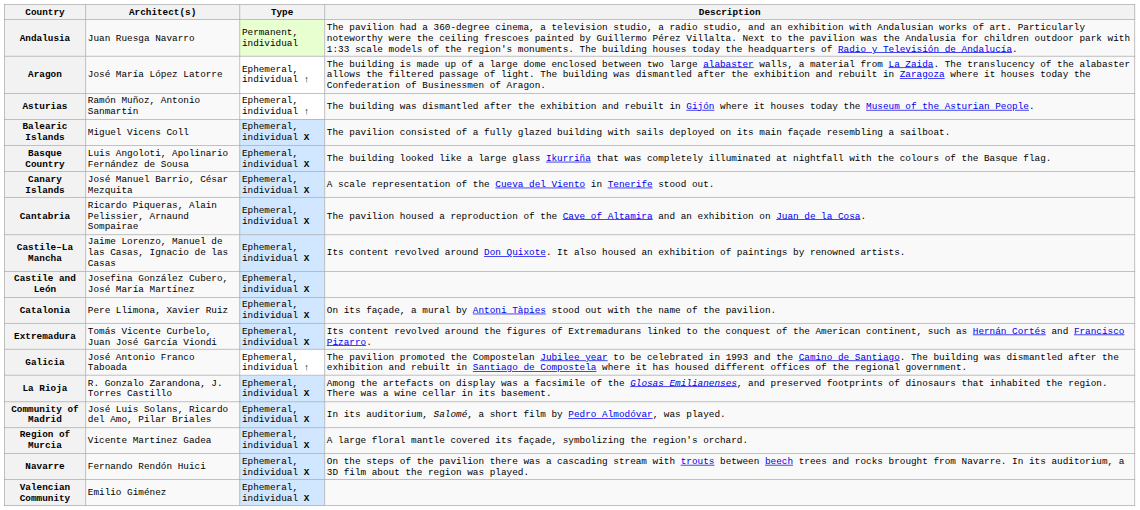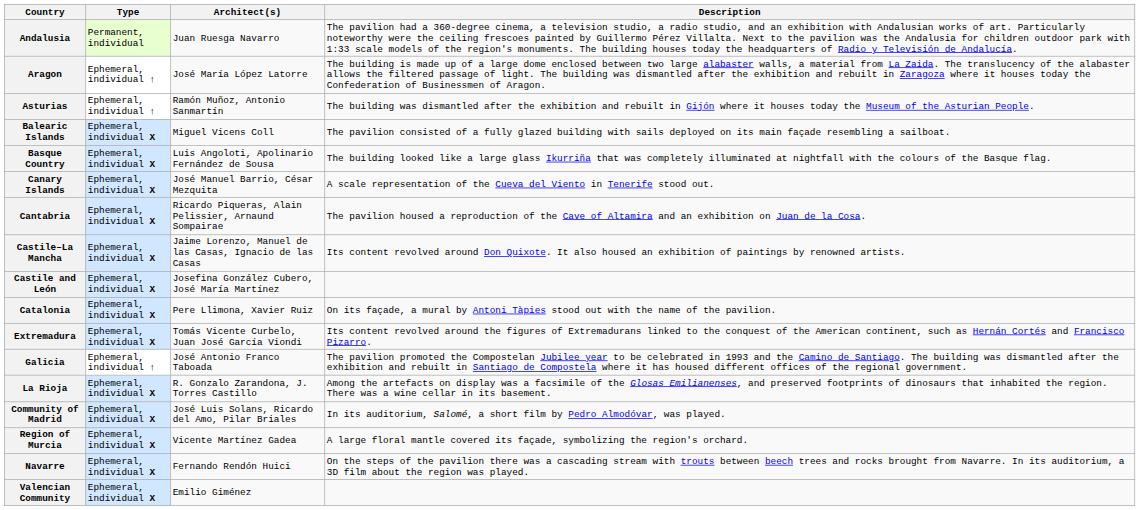columns swapped: (282, 12) <-> (163, 12)
